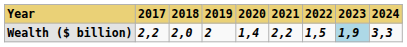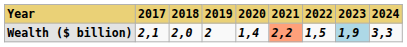(149, 33) 2,2 -> (149, 33) 2,1
(282, 33) no background -> (282, 33) lightsalmon background
